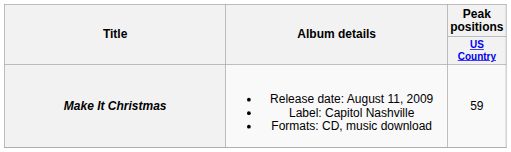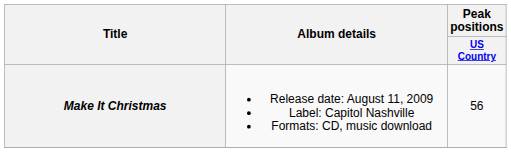(477, 106) 59 -> (477, 106) 56
